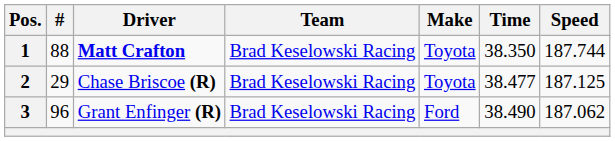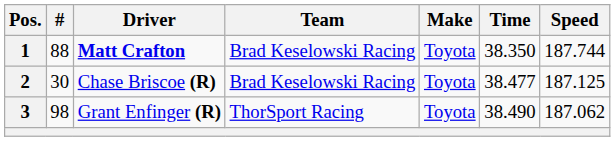(60, 81) 29 -> (60, 81) 30
(60, 112) 96 -> (60, 112) 98
(322, 112) Brad Keselowski Racing -> (297, 112) ThorSport Racing
(442, 112) Ford -> (450, 112) Toyota
